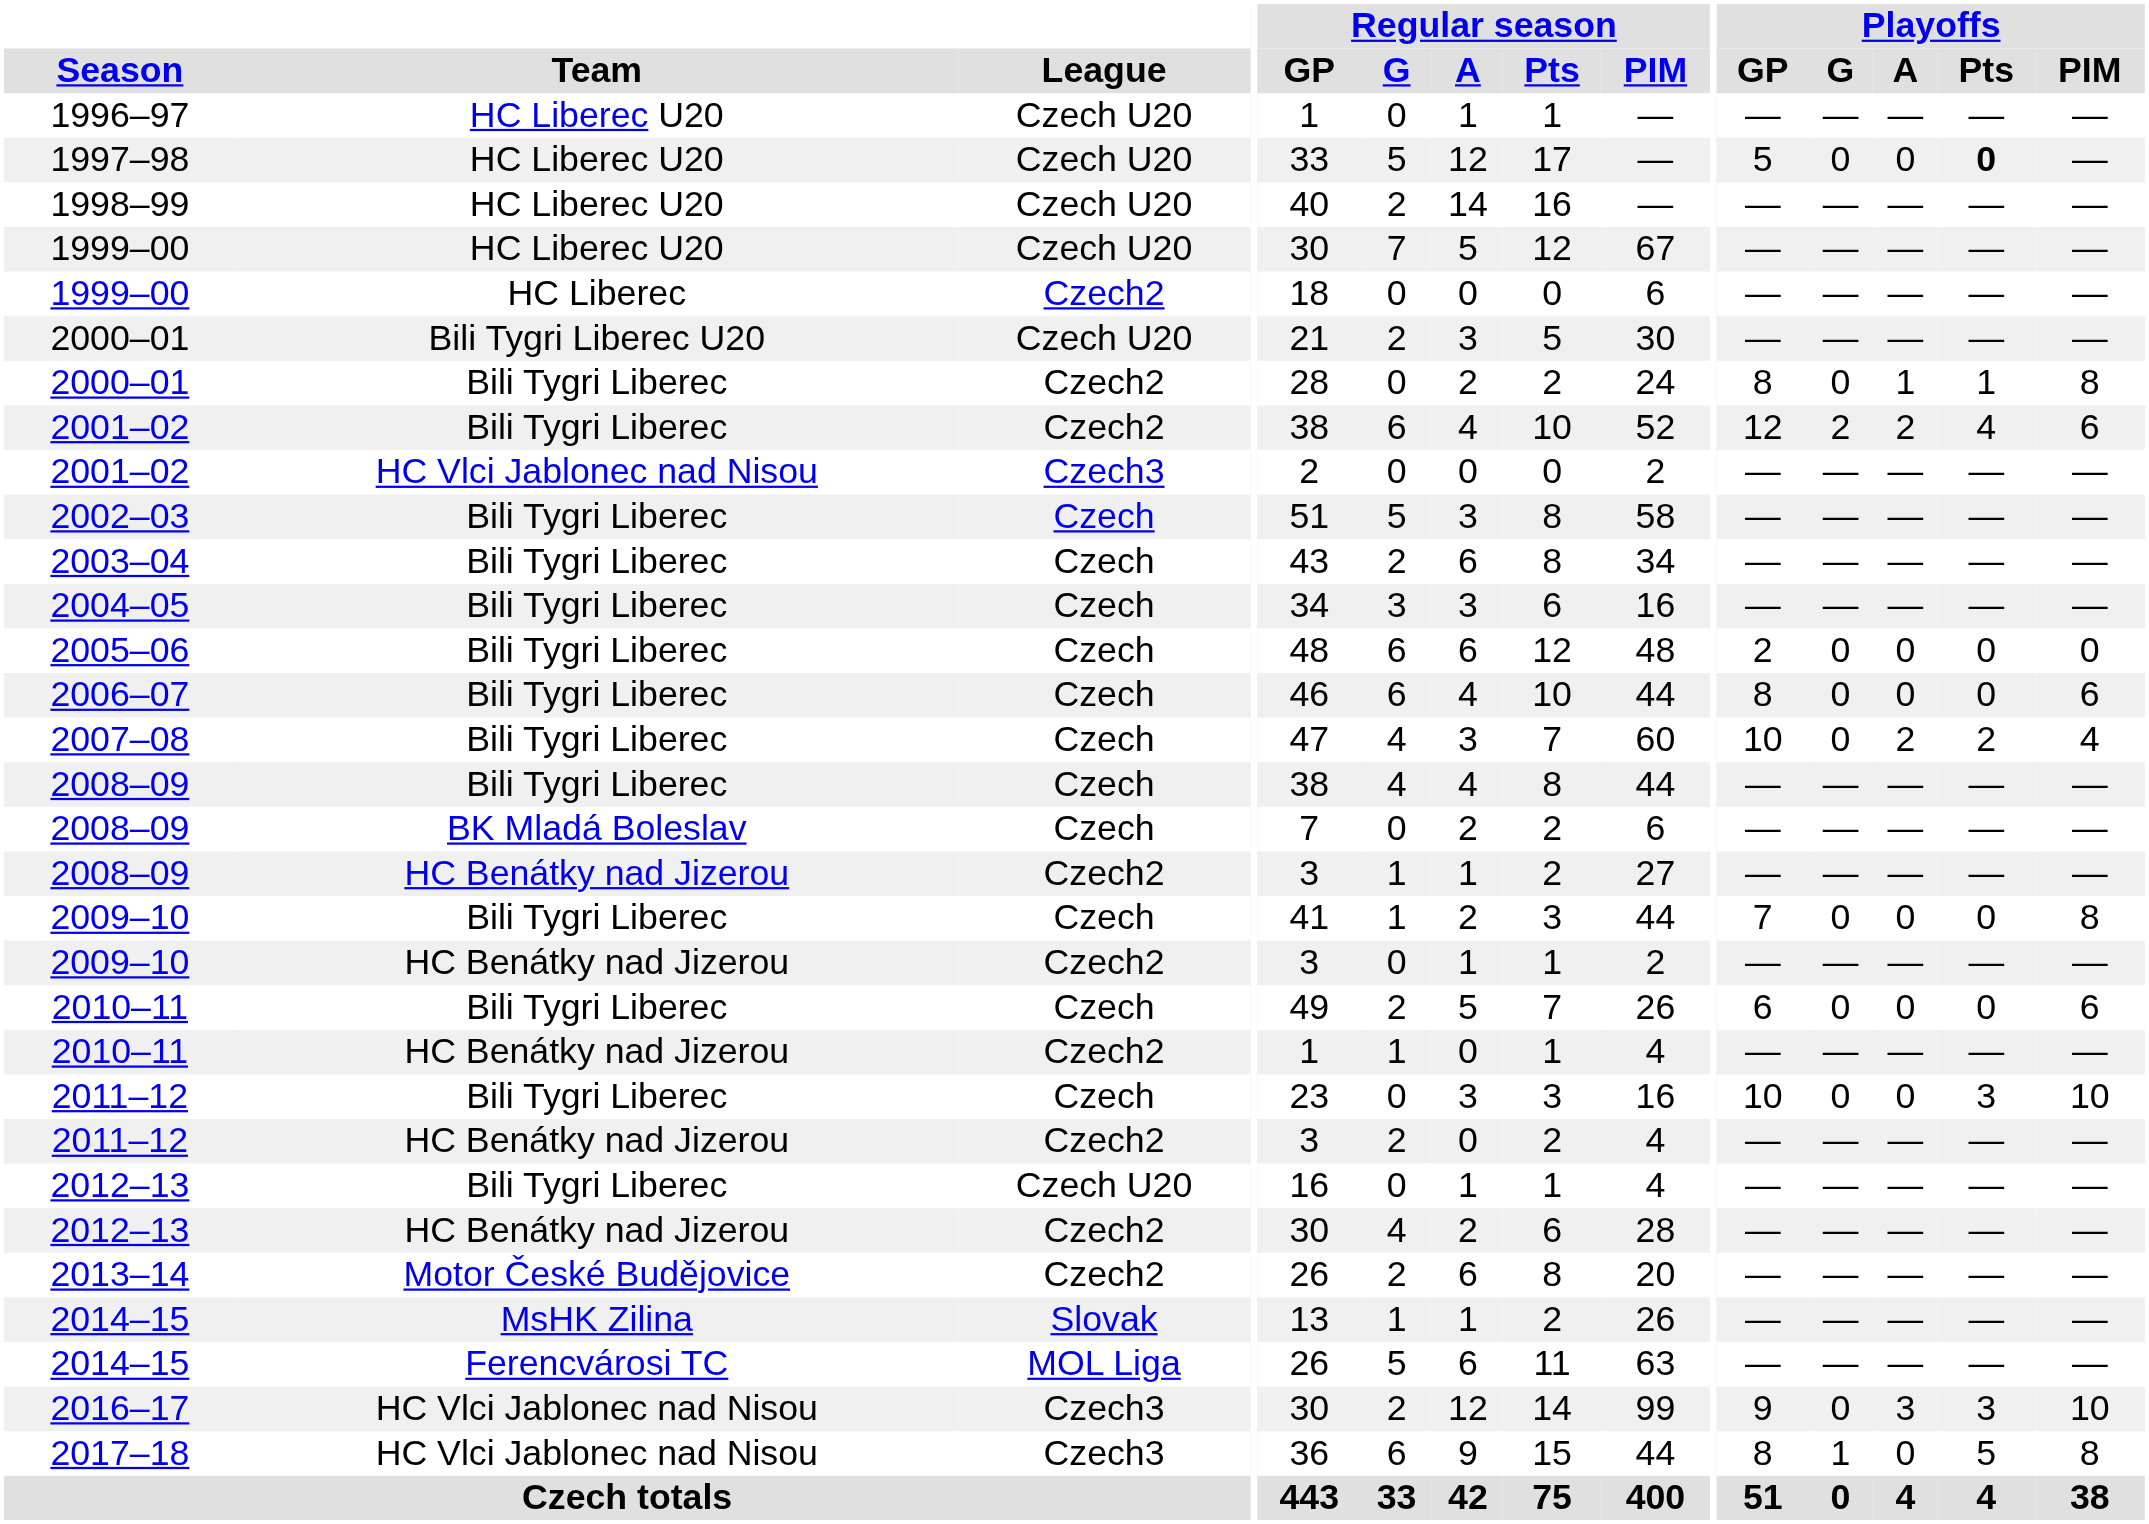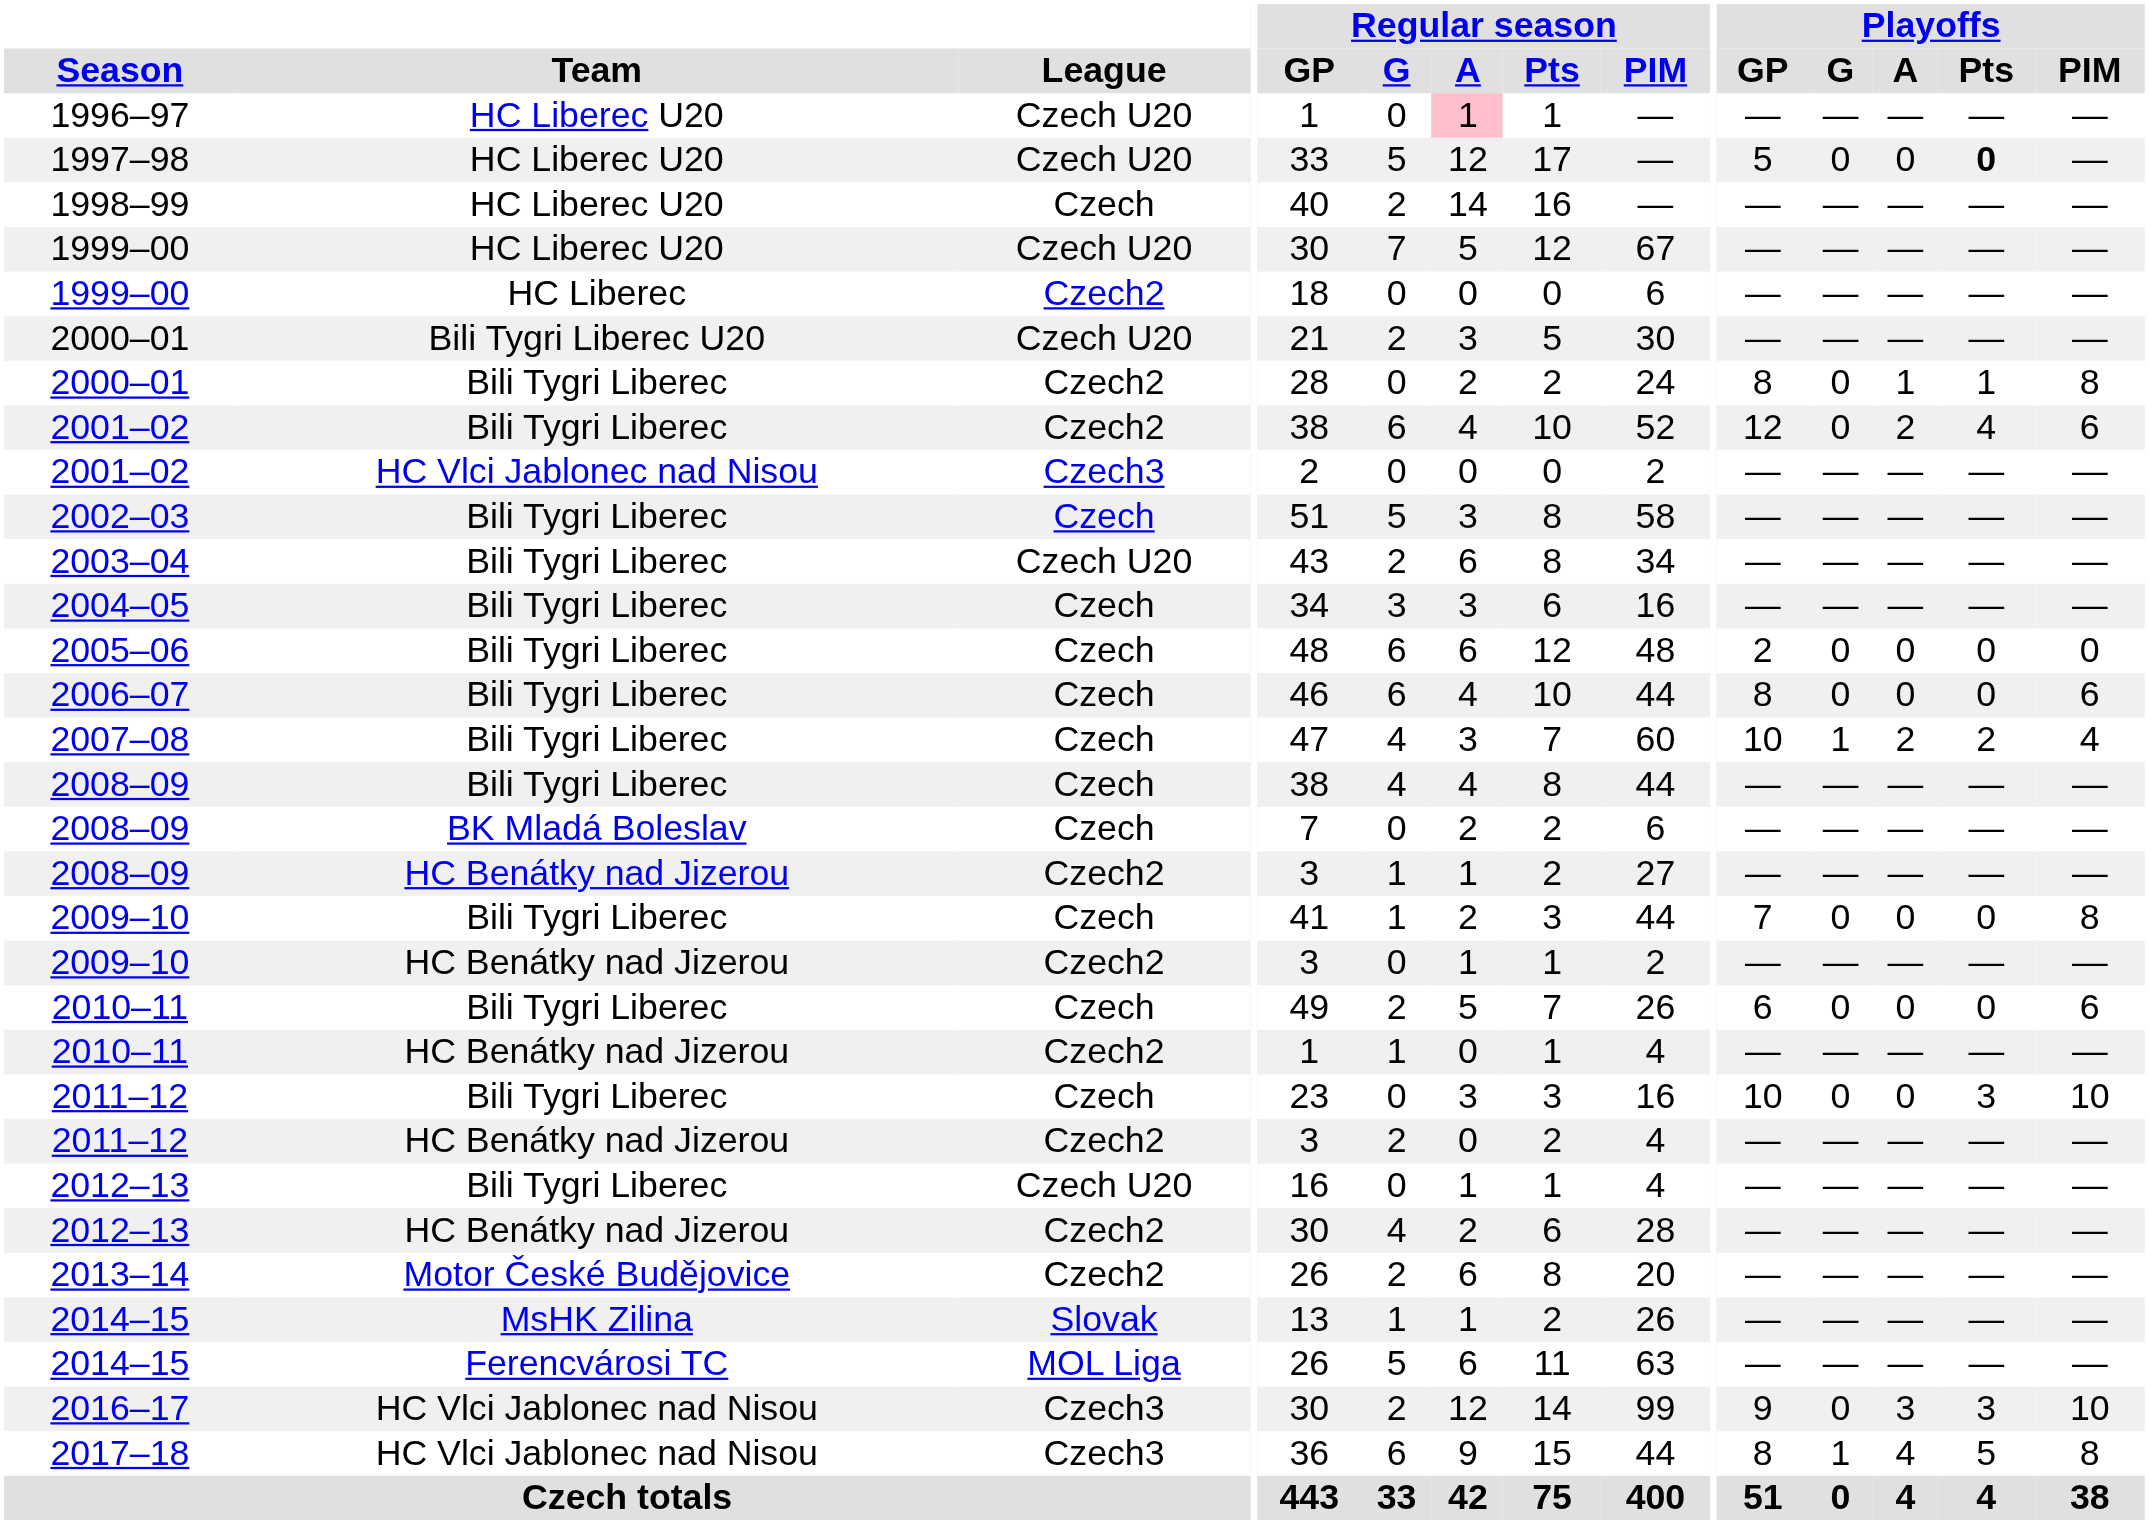(1468, 114) no background -> (1468, 114) pink background
(1104, 204) Czech U20 -> (1104, 204) Czech
(1841, 427) 2 -> (1841, 427) 0
(1104, 560) Czech -> (1104, 560) Czech U20
(1841, 739) 0 -> (1841, 739) 1
(1905, 1452) 0 -> (1905, 1452) 4
